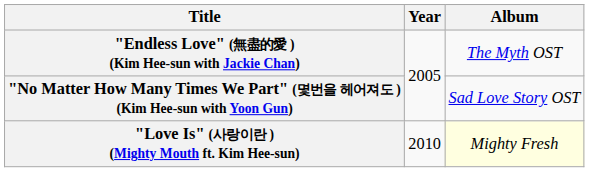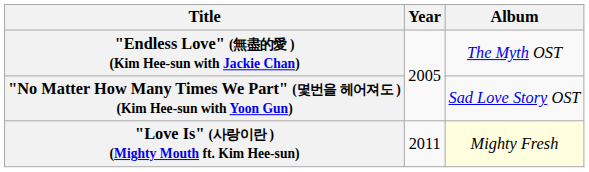(425, 143) 2010 -> (425, 143) 2011
